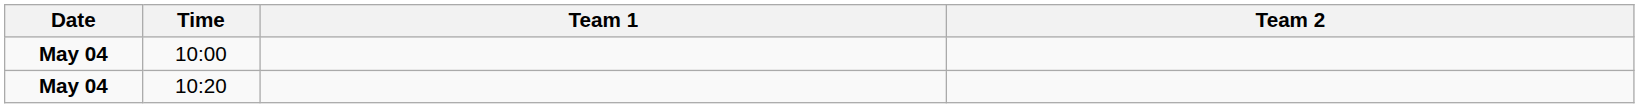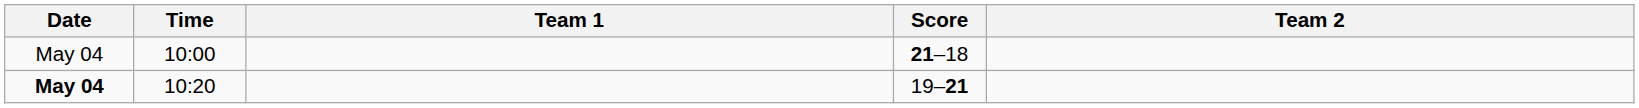+ column: (940, 20)
(73, 53) bold -> (69, 53) normal
